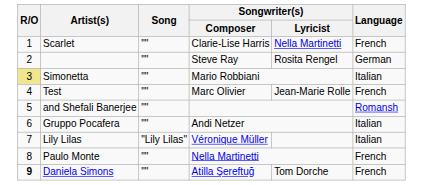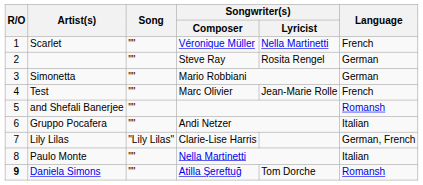(231, 44) Clarie-Lise Harris -> (217, 44) Véronique Müller
(29, 76) khaki background -> (16, 76) no background
(368, 76) Italian -> (360, 76) German
(230, 140) Véronique Müller -> (218, 140) Clarie-Lise Harris
(368, 140) Italian -> (379, 140) German, French
(371, 156) French -> (356, 156) Italian
(371, 172) French -> (364, 172) Romansh
